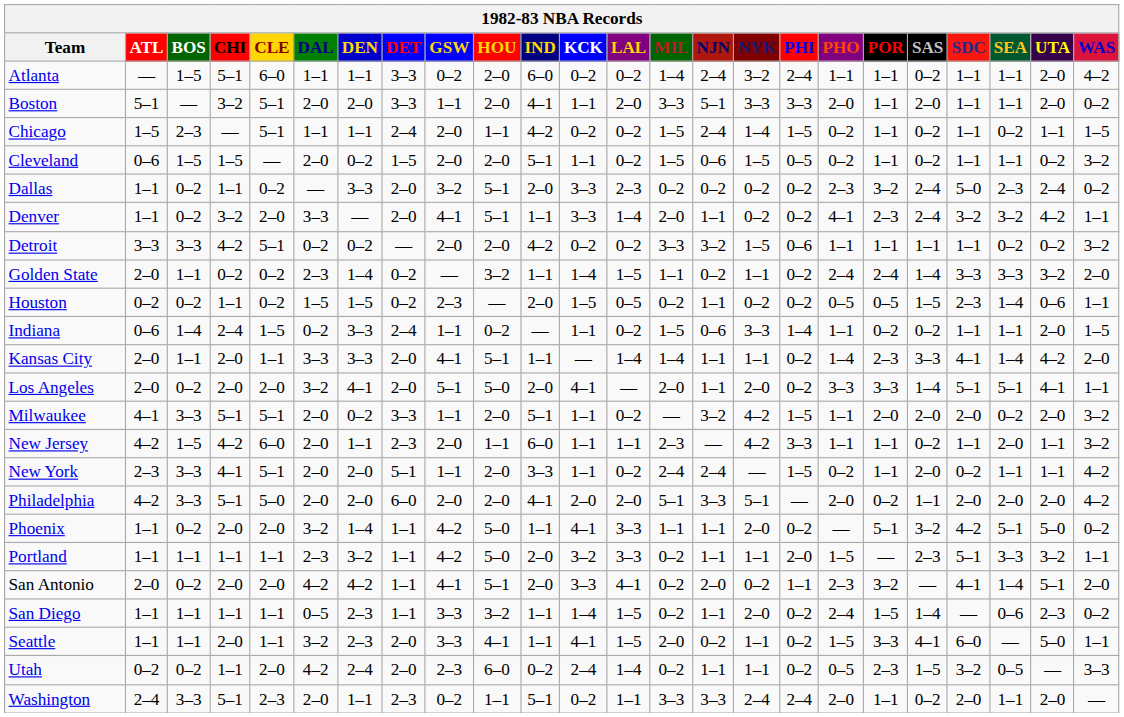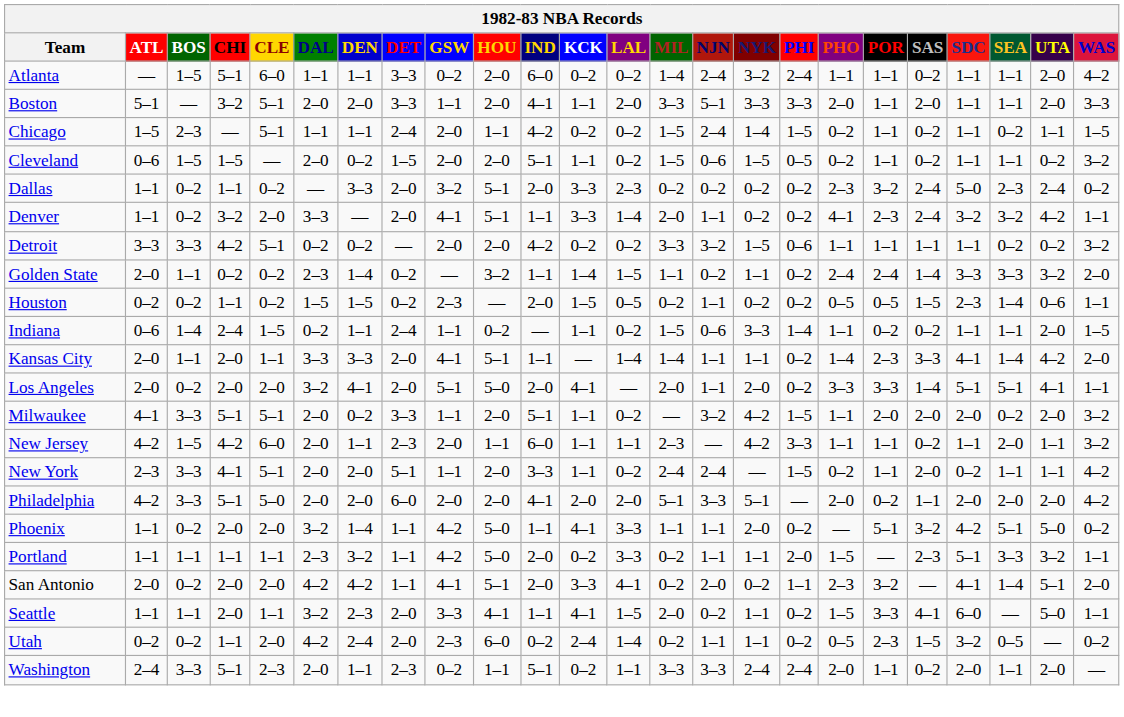(1097, 103) 0–2 -> (1097, 103) 3–3
(360, 330) 3–3 -> (360, 330) 1–1
(583, 556) 3–2 -> (583, 556) 0–2
- row: (45, 613)
(1097, 670) 3–3 -> (1097, 641) 0–2
